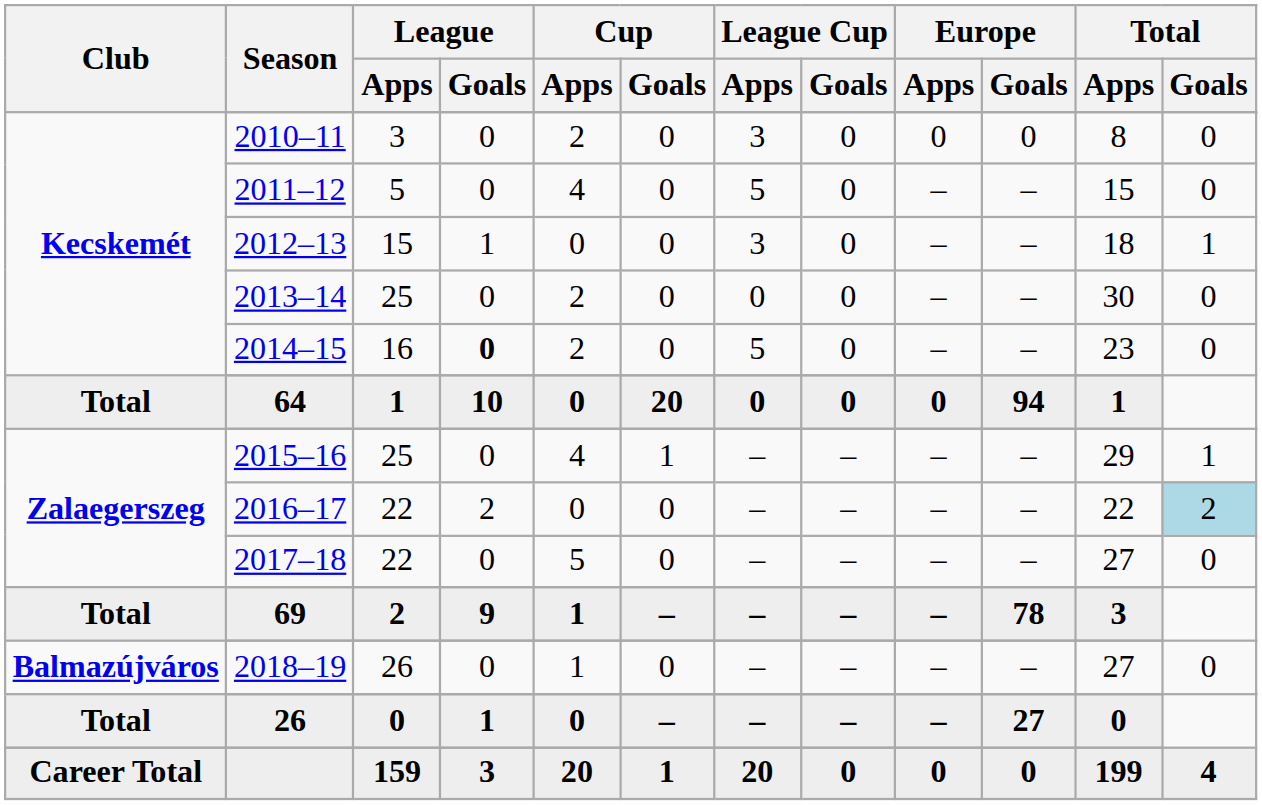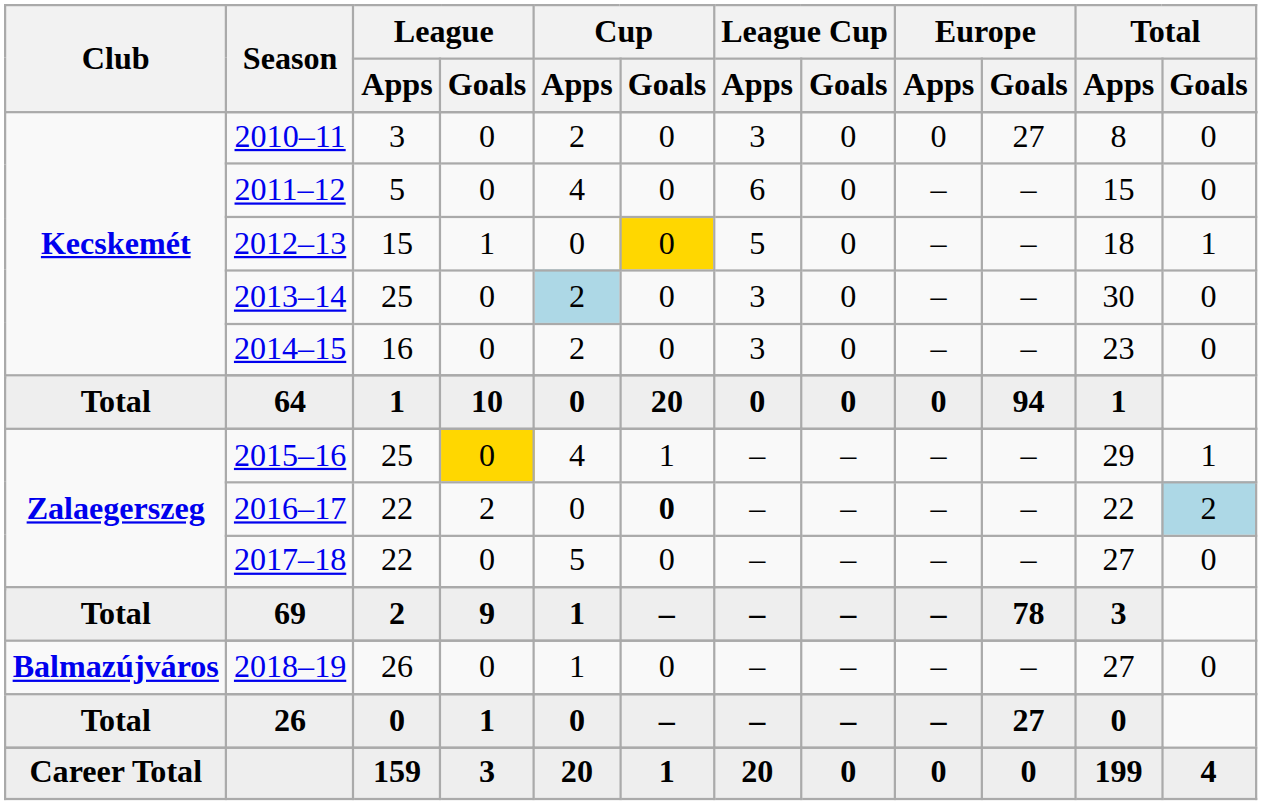(1029, 137) 0 -> (1029, 137) 27
(757, 190) 5 -> (757, 190) 6
(667, 243) no background -> (667, 243) gold background
(757, 243) 3 -> (757, 243) 5
(577, 296) no background -> (577, 296) lightblue background
(757, 296) 0 -> (757, 296) 3
(487, 349) bold -> (487, 349) normal
(757, 349) 5 -> (757, 349) 3
(487, 455) no background -> (487, 455) gold background
(667, 508) normal -> (667, 508) bold
